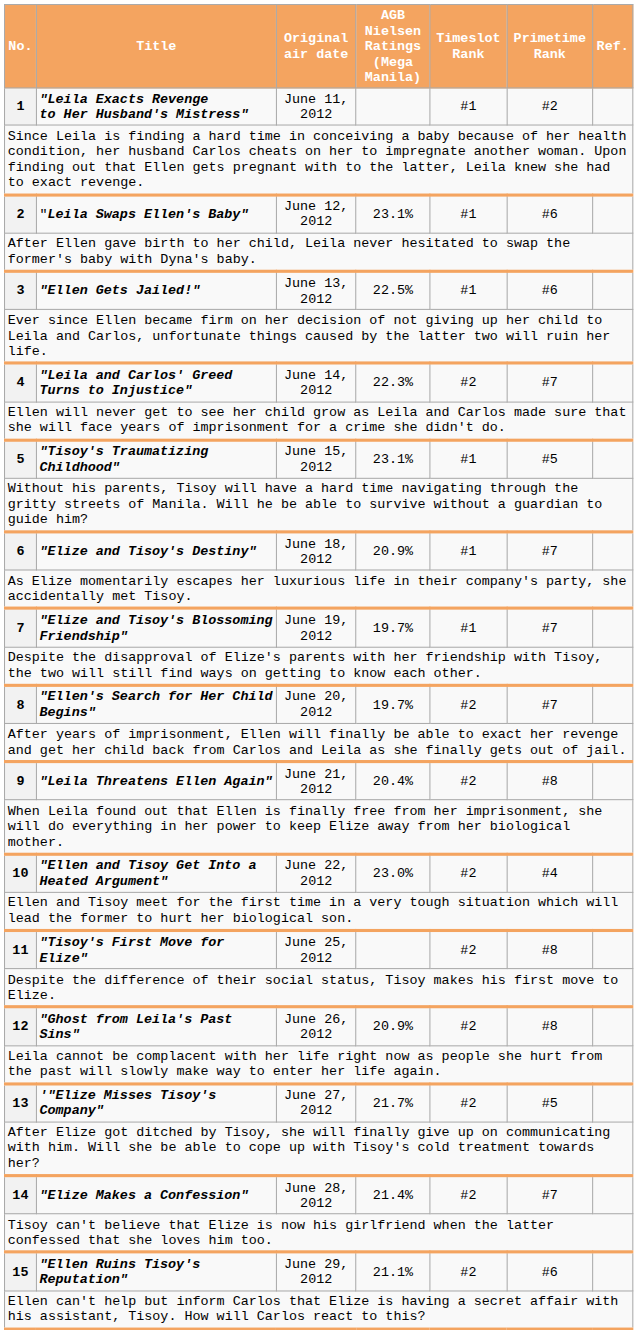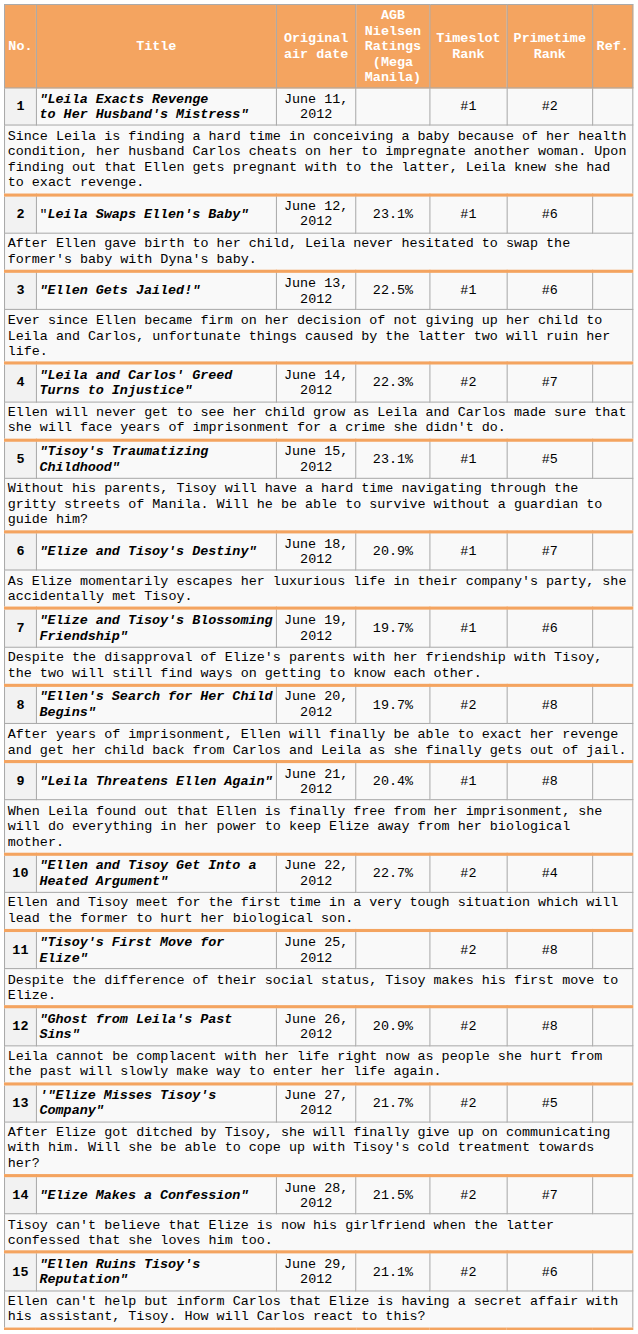(550, 628) #7 -> (550, 628) #6
(550, 705) #7 -> (550, 705) #8
(468, 781) #2 -> (468, 781) #1
(393, 873) 23.0% -> (393, 873) 22.7%
(393, 1195) 21.4% -> (393, 1195) 21.5%
